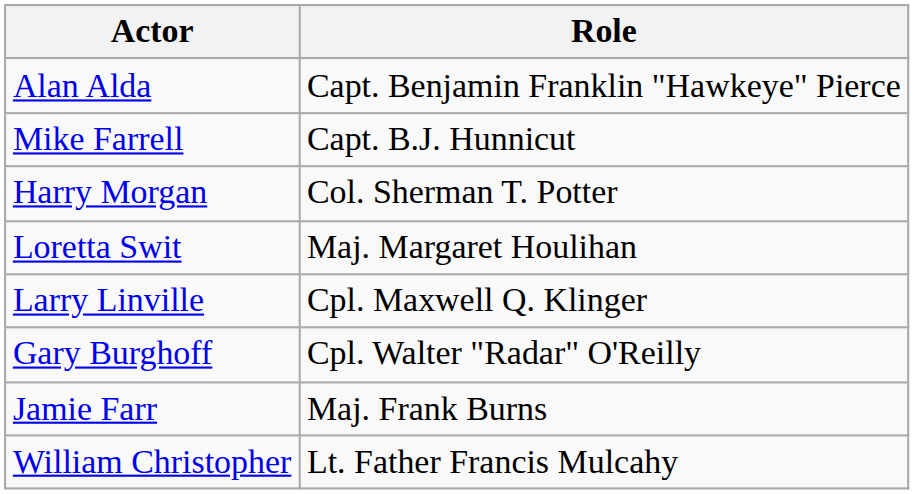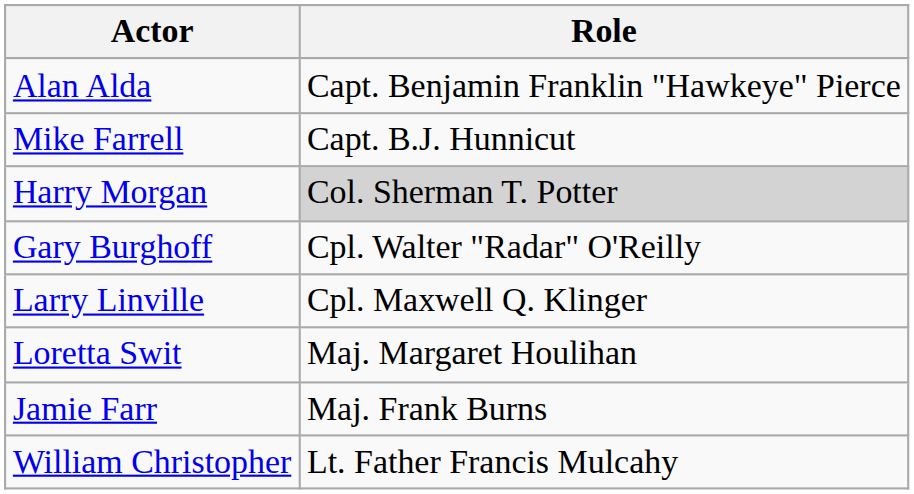(462, 192) no background -> (462, 192) lightgrey background
rows swapped: (97, 246) <-> (113, 354)
